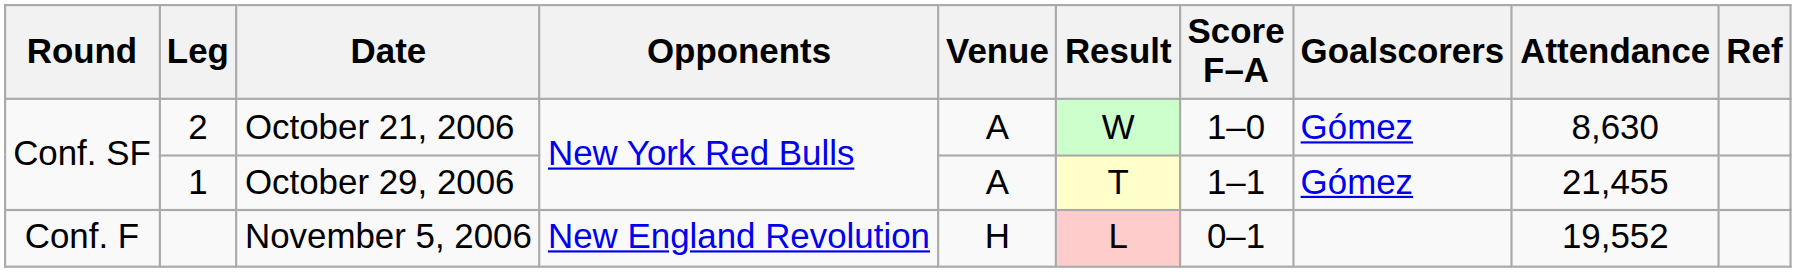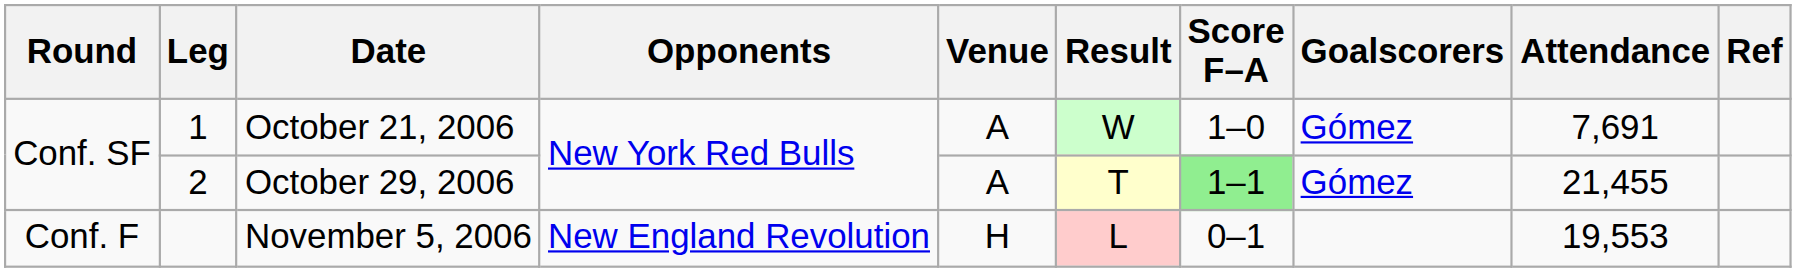(198, 126) 2 -> (198, 126) 1
(1615, 126) 8,630 -> (1615, 126) 7,691
(198, 182) 1 -> (198, 182) 2
(1236, 182) no background -> (1236, 182) lightgreen background
(1615, 237) 19,552 -> (1615, 237) 19,553
